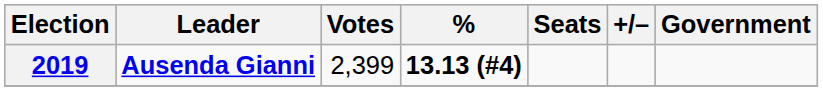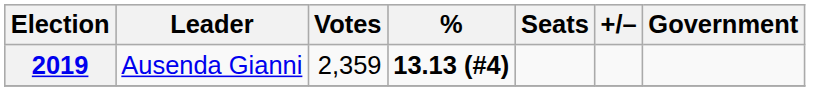(218, 65) bold -> (212, 65) normal
(362, 65) 2,399 -> (350, 65) 2,359
